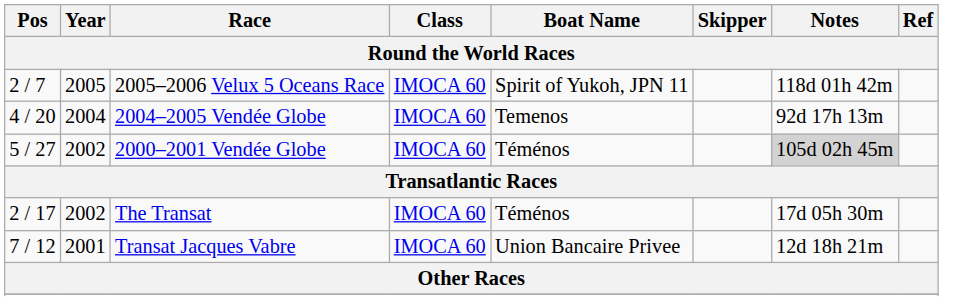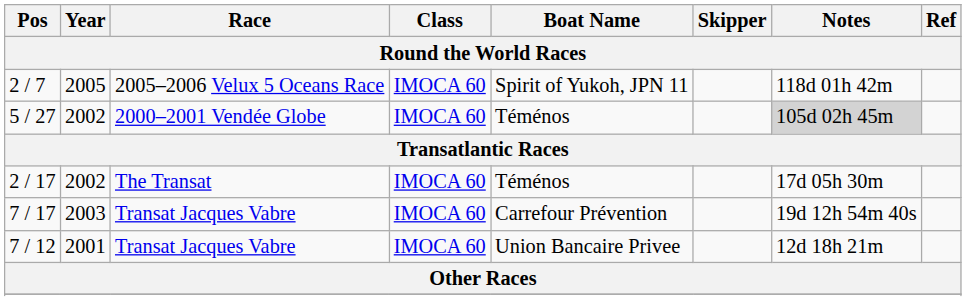- row: (32, 117)
+ row: (32, 213)
